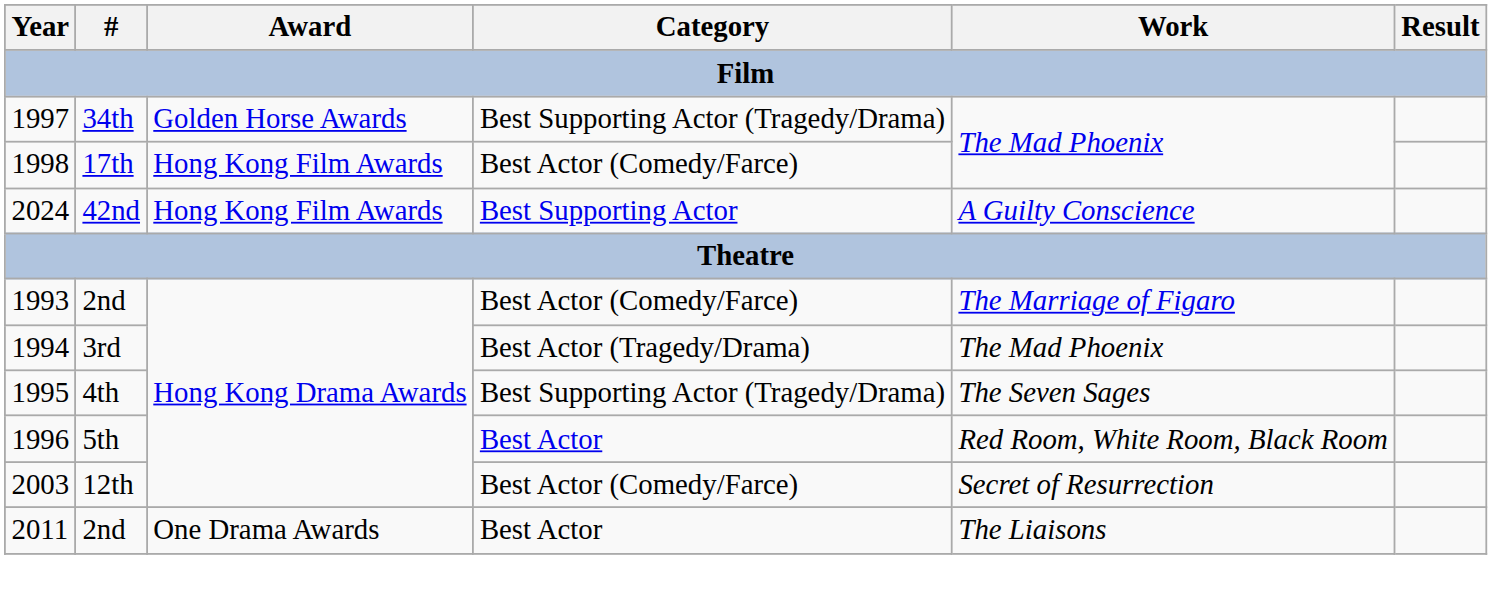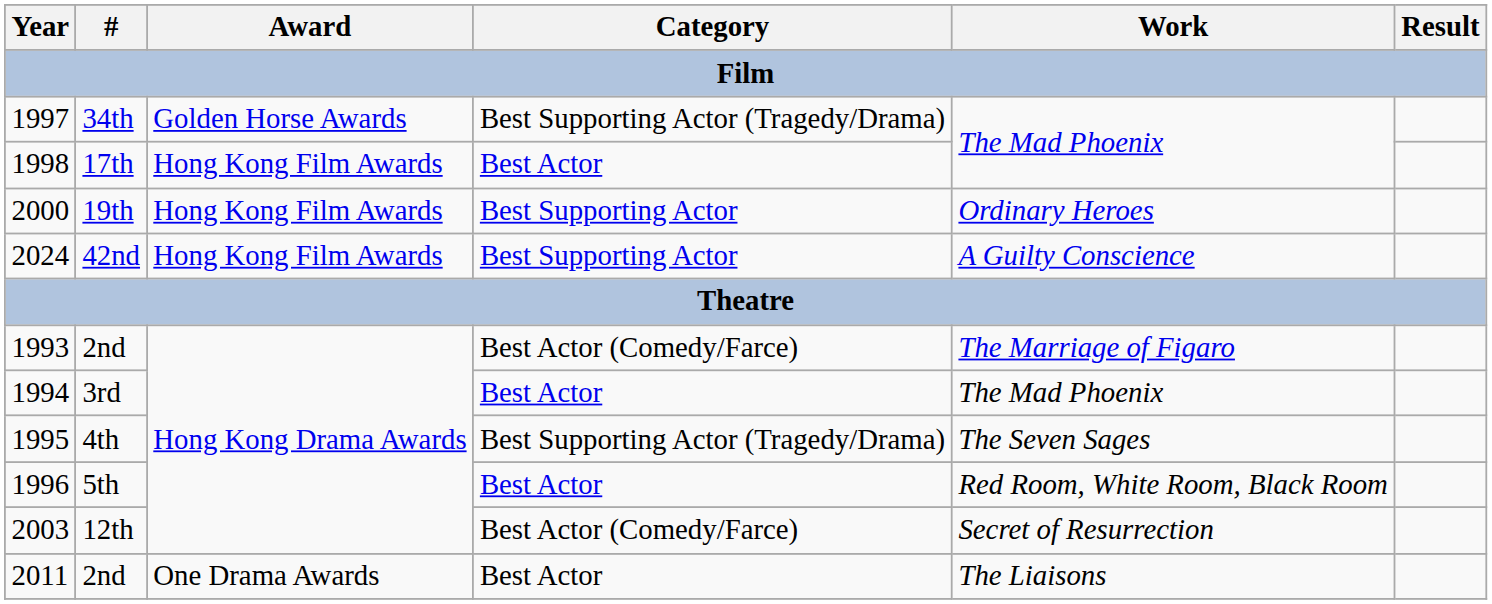(639, 164) Best Actor (Comedy/Farce) -> (541, 164) Best Actor
+ row: (40, 210)
(645, 347) Best Actor (Tragedy/Drama) -> (541, 392) Best Actor
